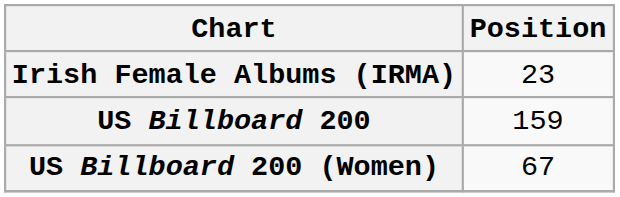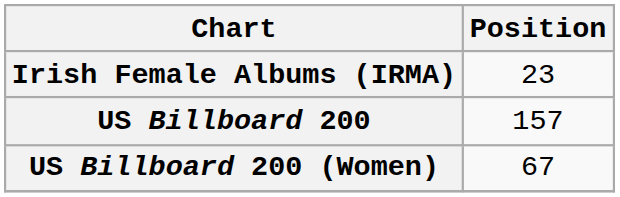(538, 121) 159 -> (538, 121) 157
